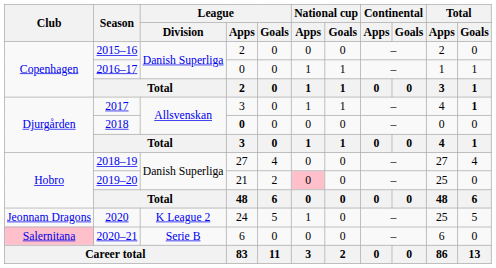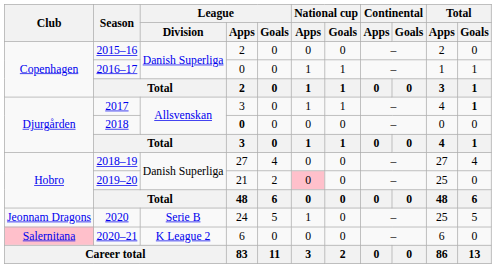(183, 217) K League 2 -> (183, 217) Serie B
(183, 236) Serie B -> (183, 236) K League 2
